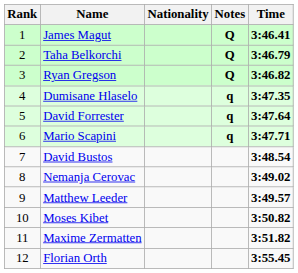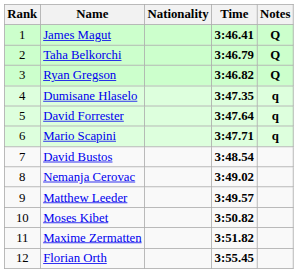columns swapped: (271, 14) <-> (230, 14)
